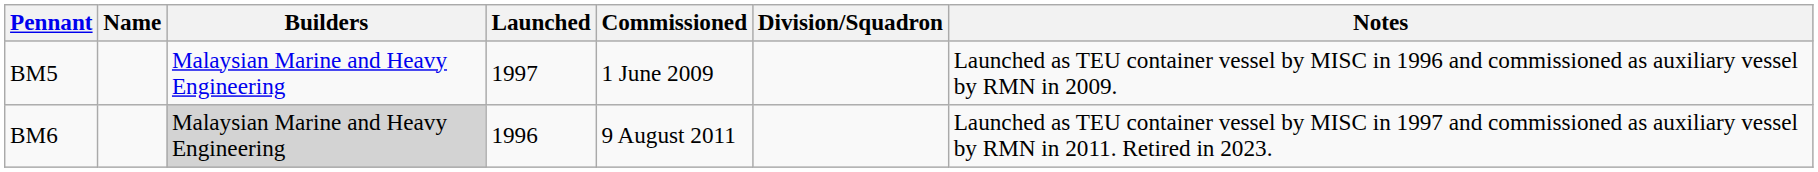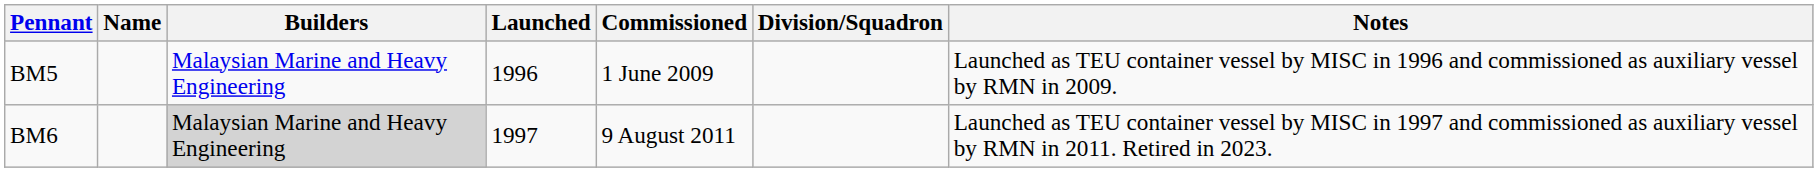(515, 72) 1997 -> (515, 72) 1996
(515, 135) 1996 -> (515, 135) 1997
